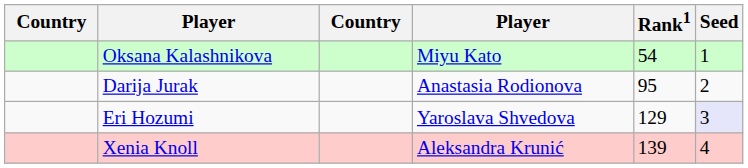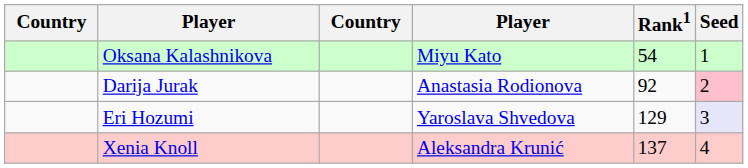(647, 86) 95 -> (647, 86) 92
(705, 86) no background -> (705, 86) pink background
(652, 147) 139 -> (652, 147) 137
